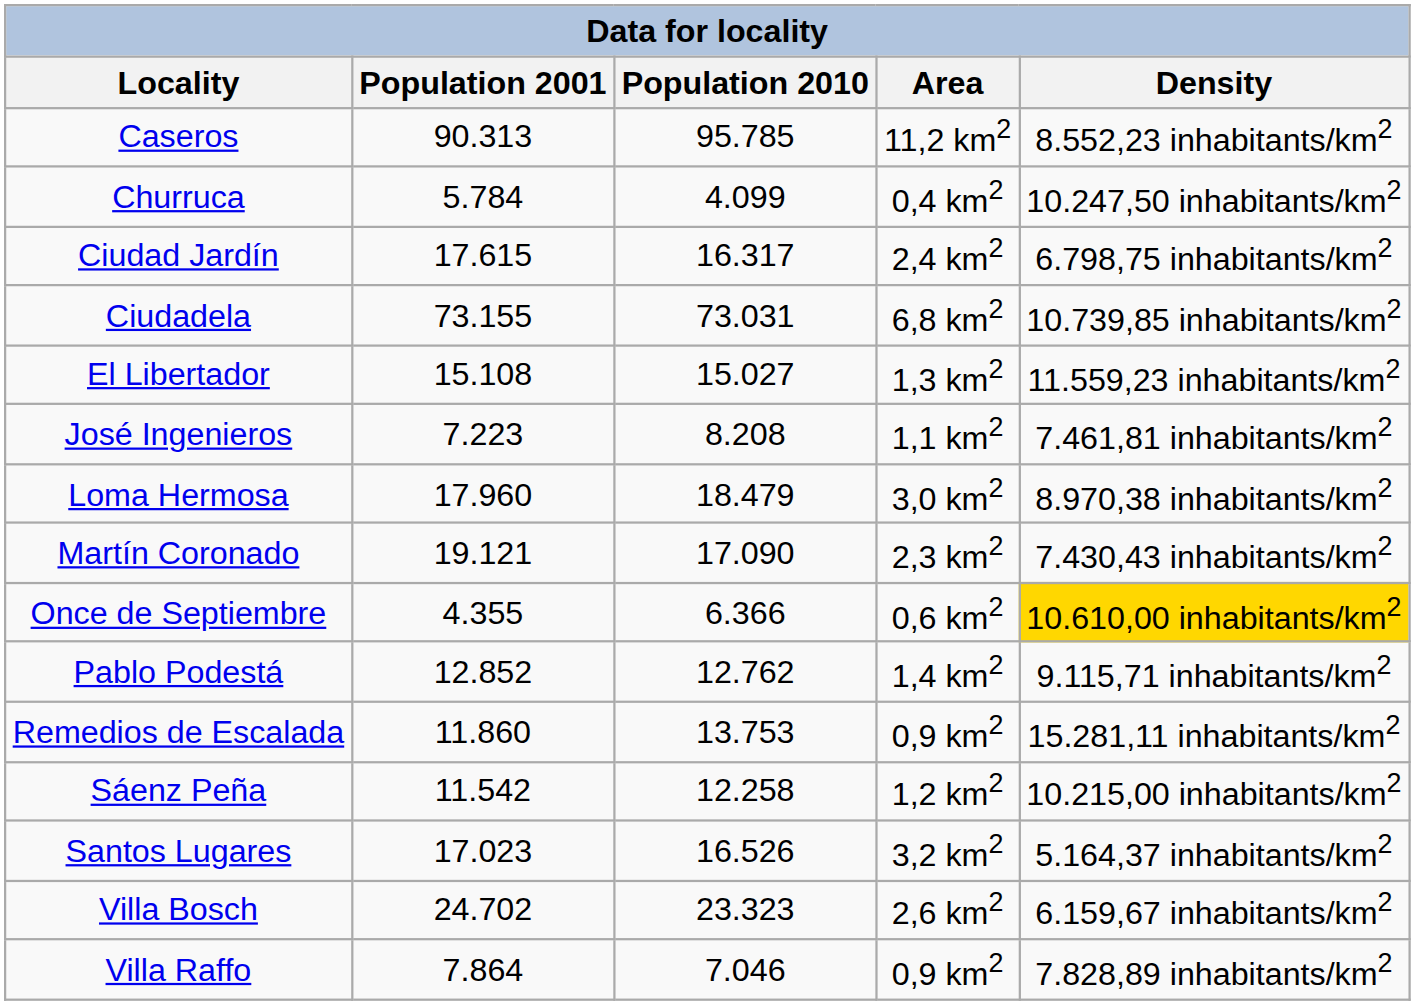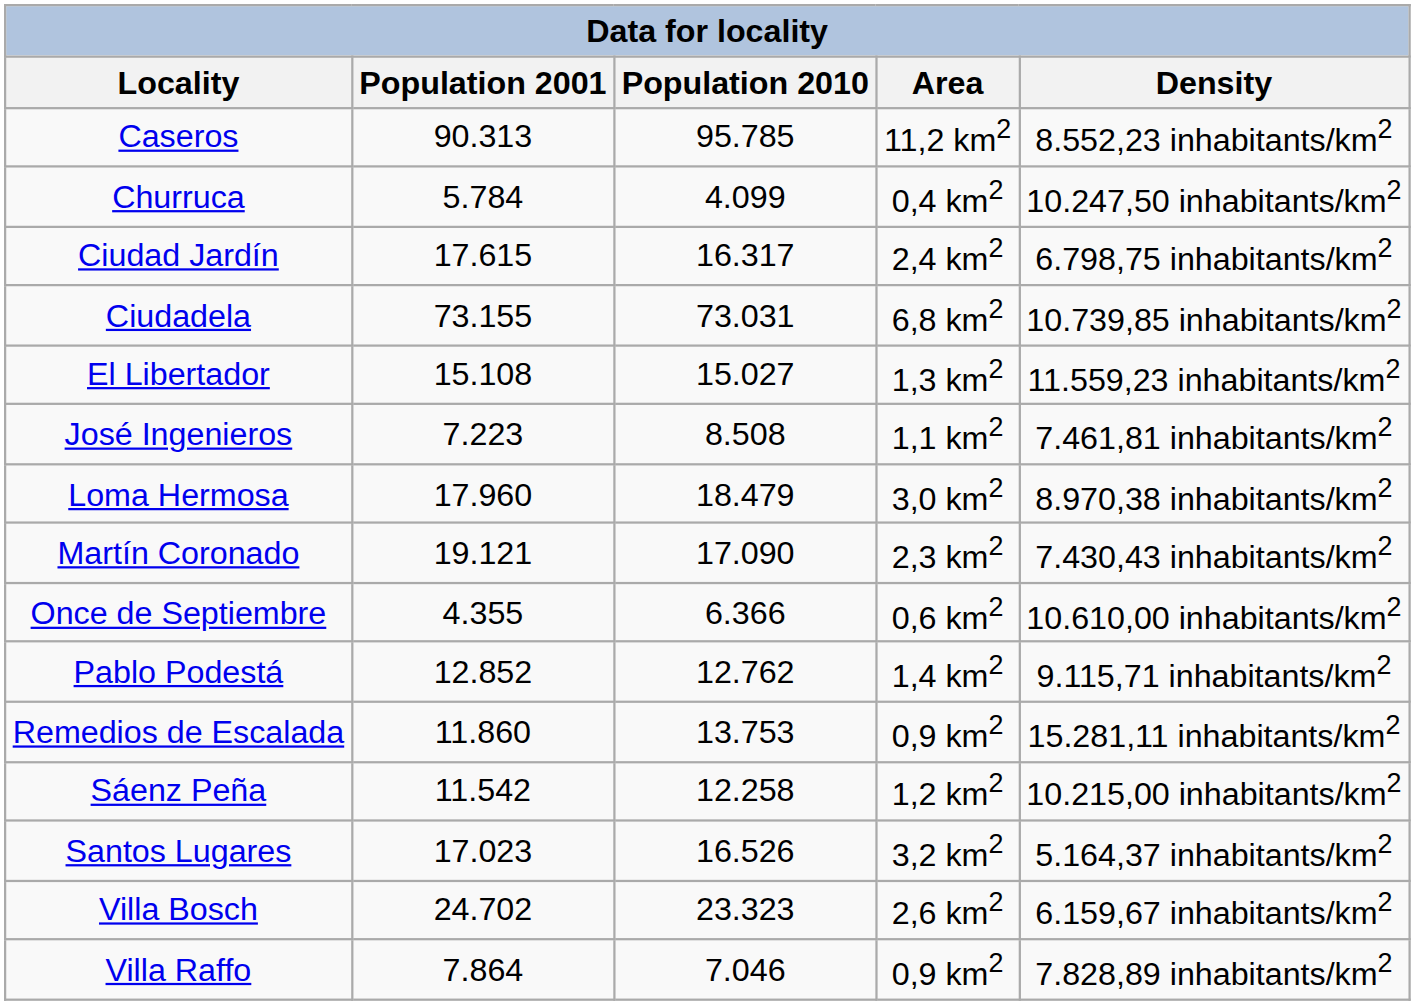(745, 434) 8.208 -> (745, 434) 8.508
(1214, 613) gold background -> (1214, 613) no background
